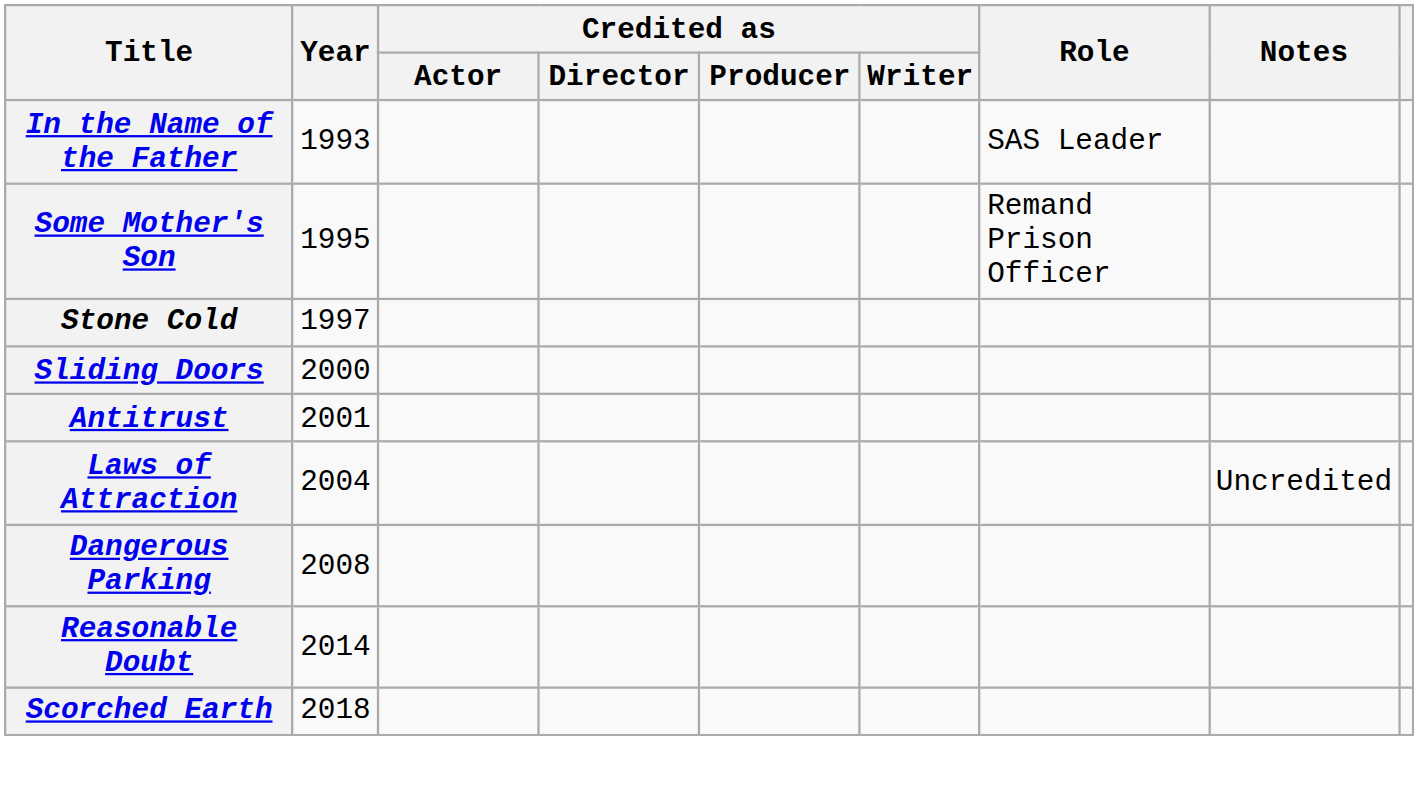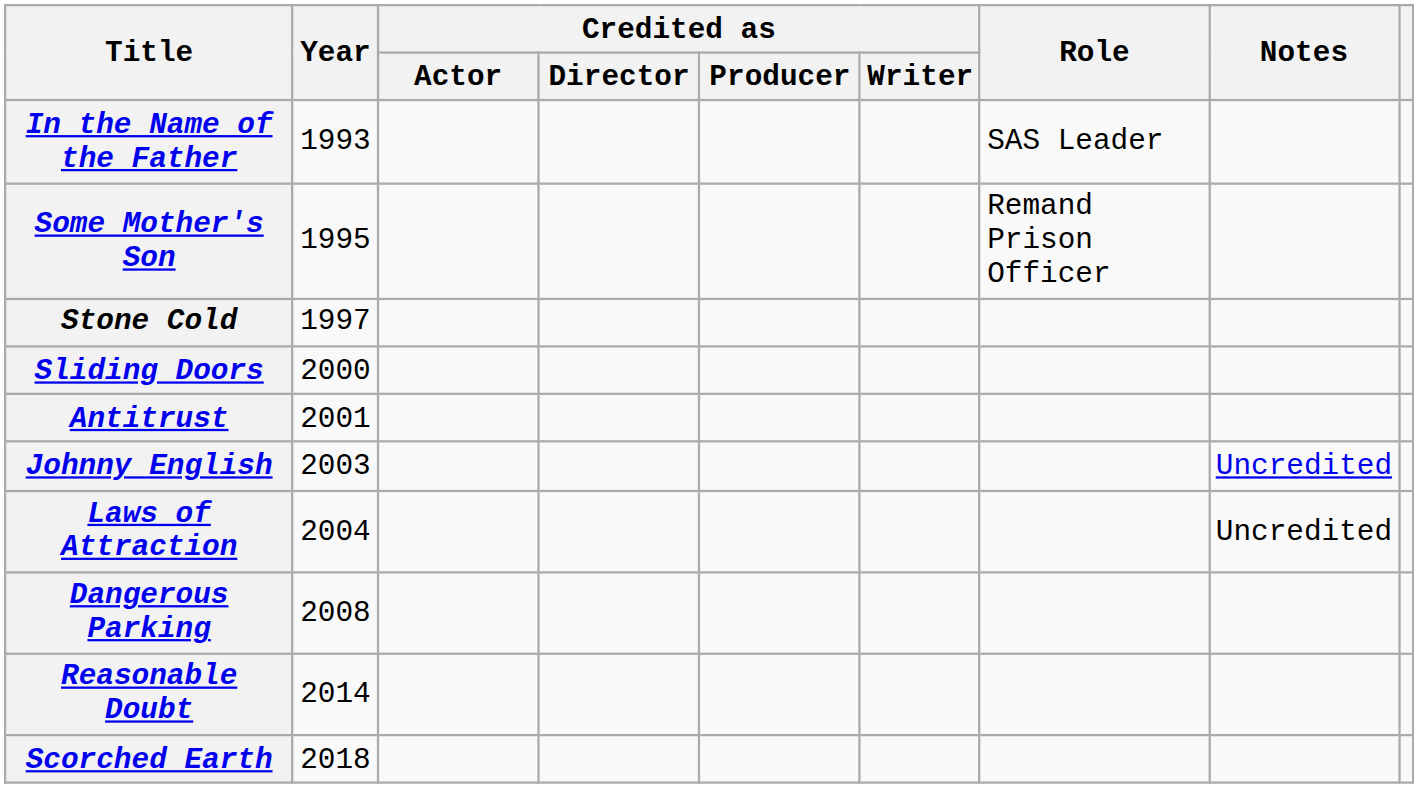+ row: (149, 466)
